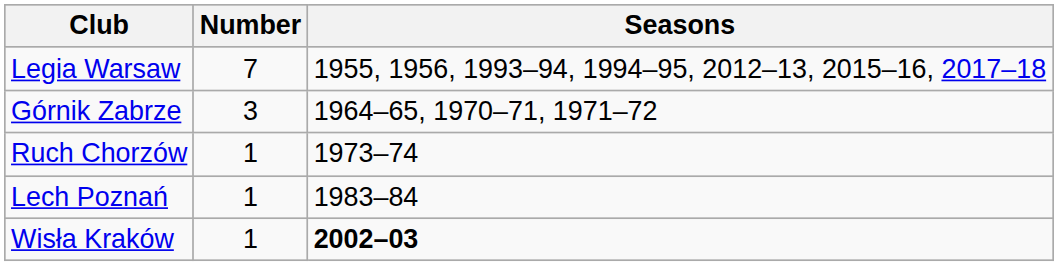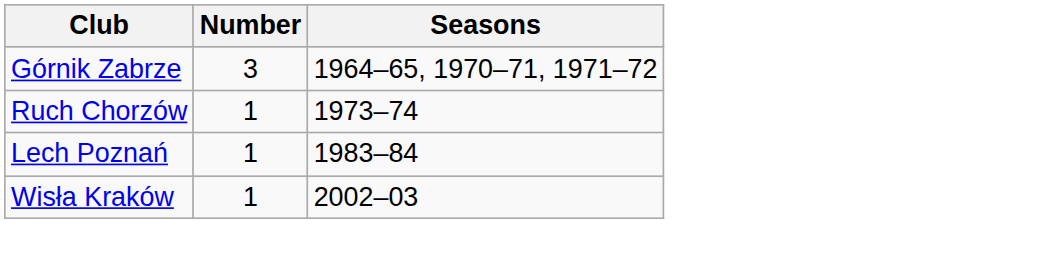- row: (96, 68)
(366, 238) bold -> (366, 196) normal
